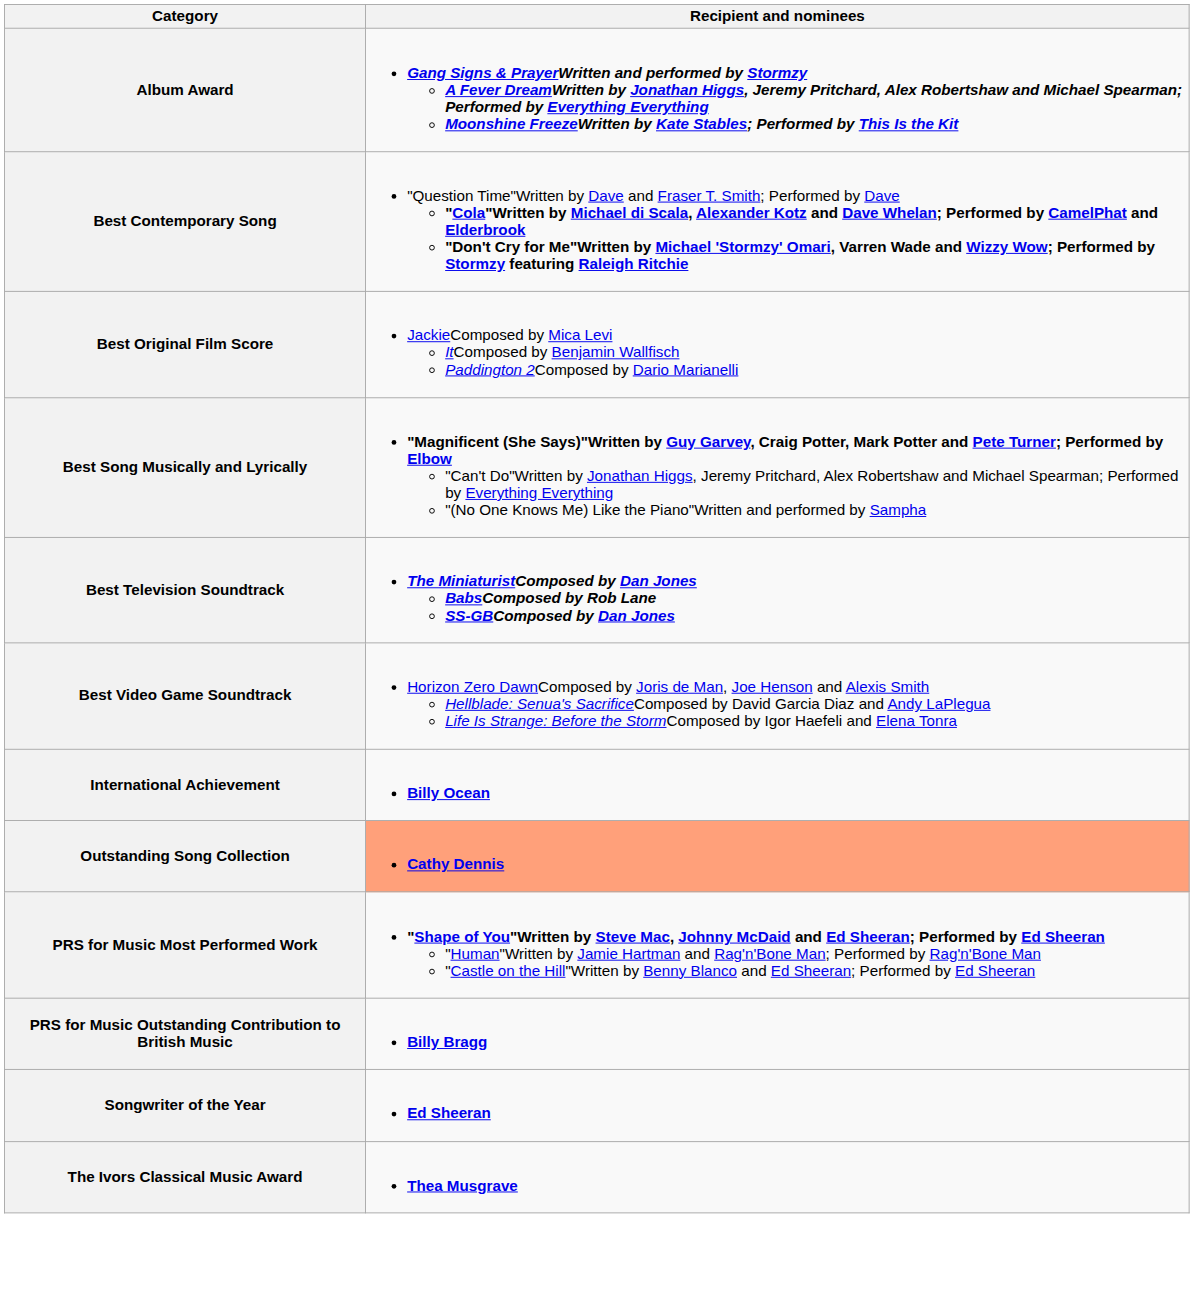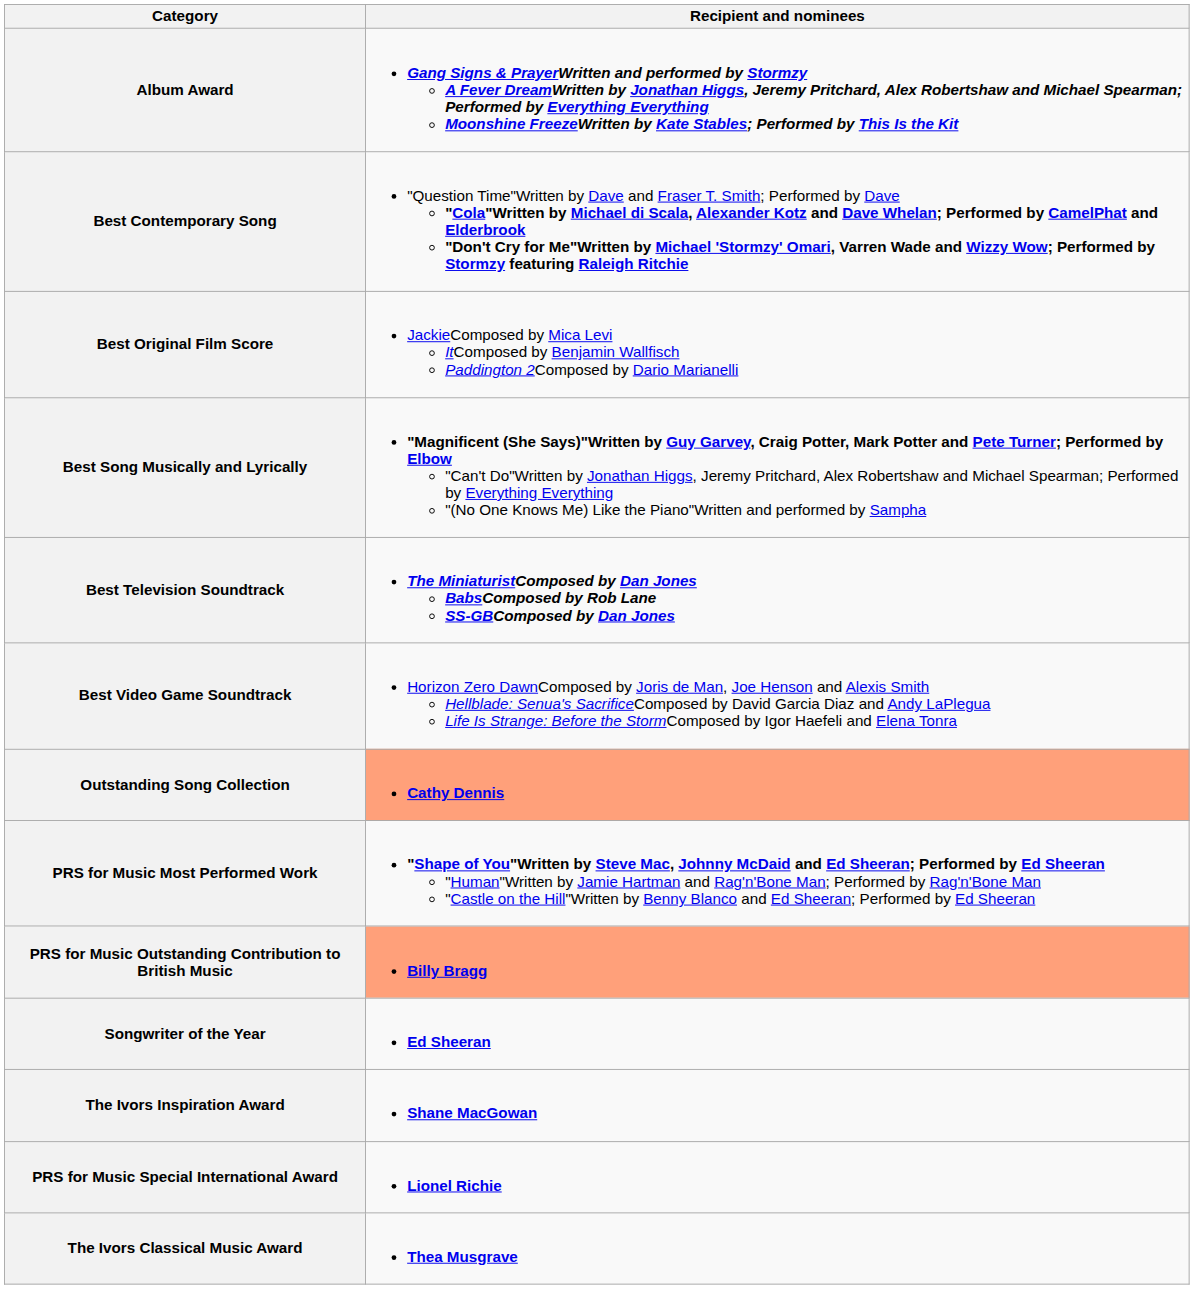- row: (185, 784)
(777, 1042) no background -> (777, 971) lightsalmon background
+ row: (185, 1105)
+ row: (185, 1176)
